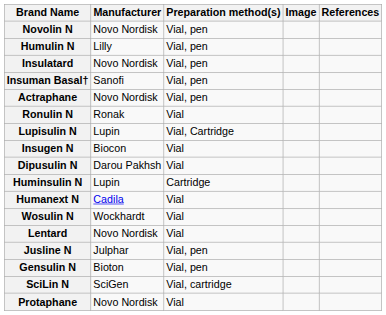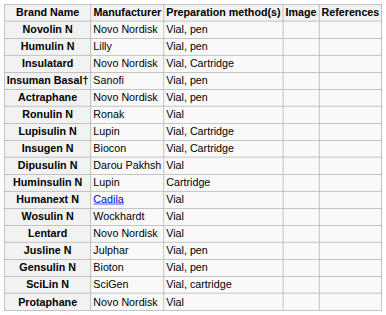(187, 64) Vial, pen -> (200, 64) Vial, Cartridge
(175, 149) Vial -> (200, 149) Vial, Cartridge
